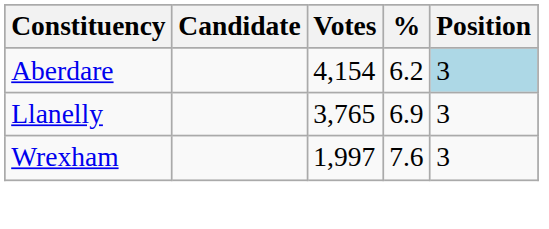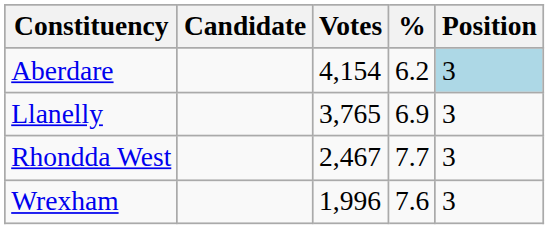+ row: (91, 157)
(344, 157) 1,997 -> (350, 200) 1,996
